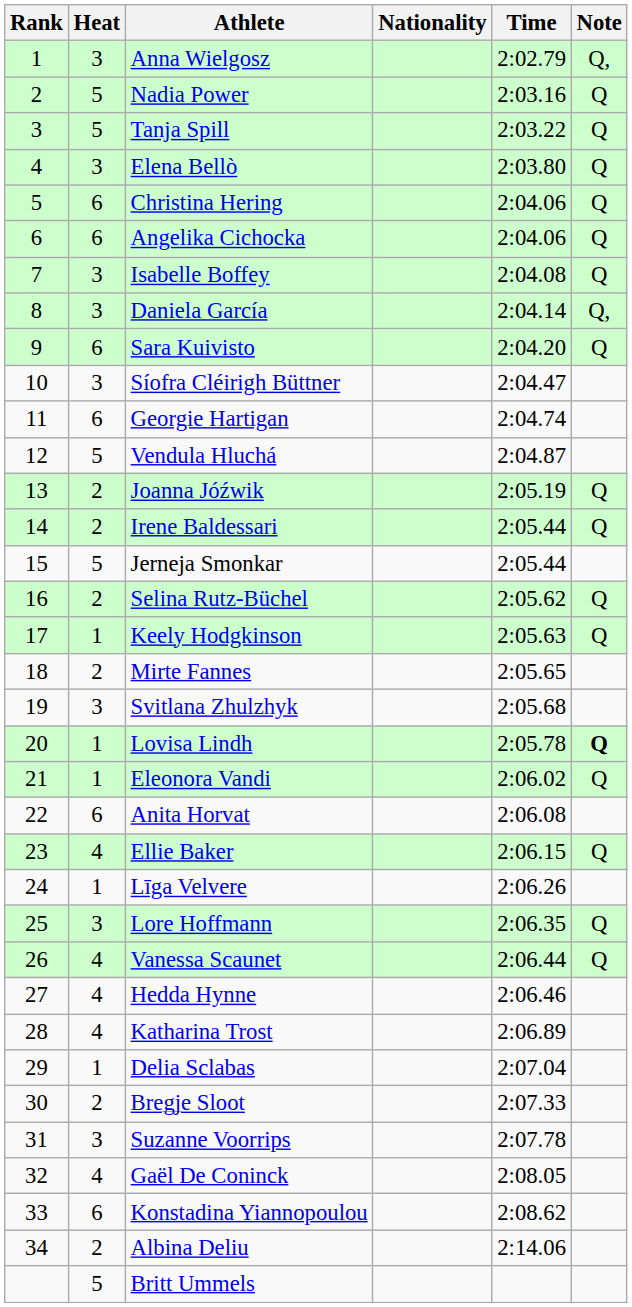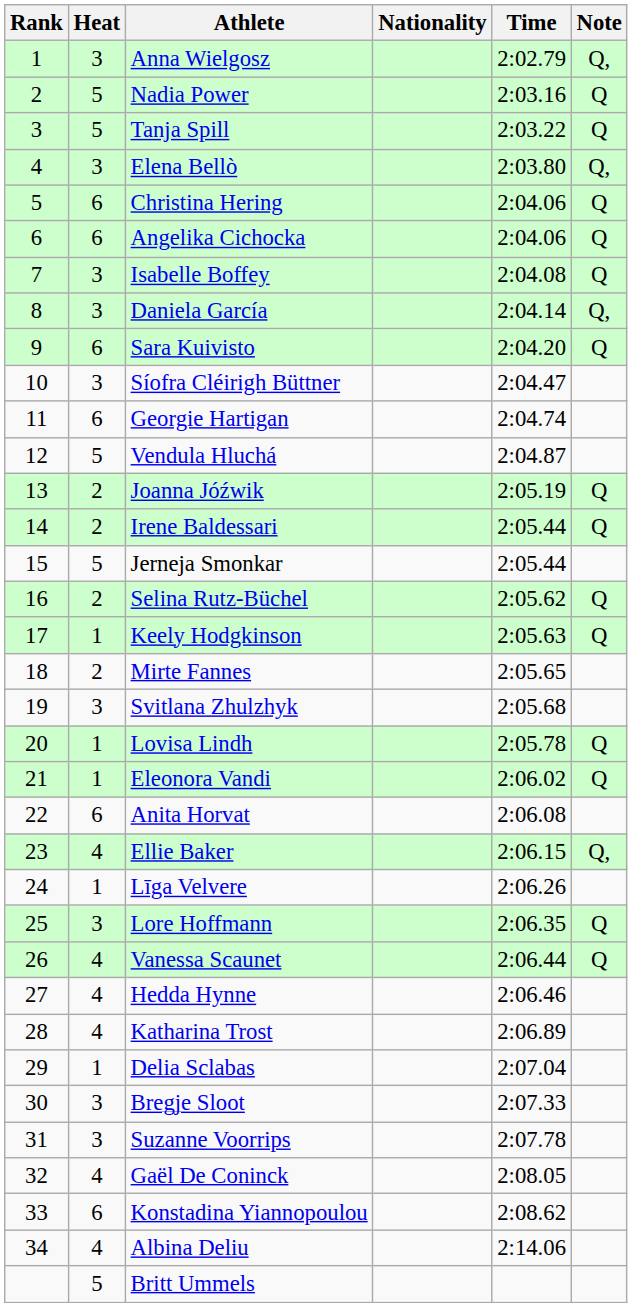(599, 166) Q -> (599, 166) Q,
(599, 743) bold -> (599, 743) normal
(599, 851) Q -> (599, 851) Q,
(97, 1103) 2 -> (97, 1103) 3
(97, 1247) 2 -> (97, 1247) 4
